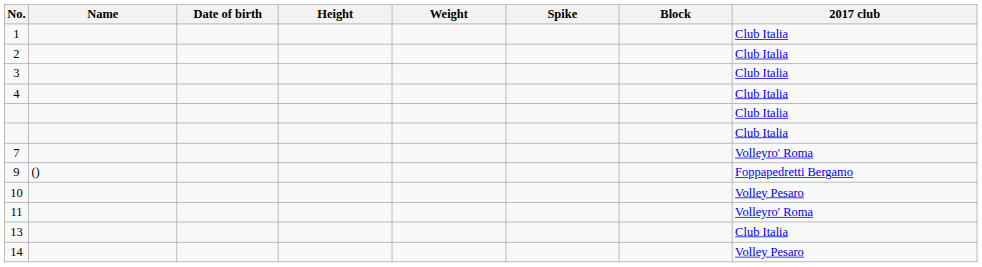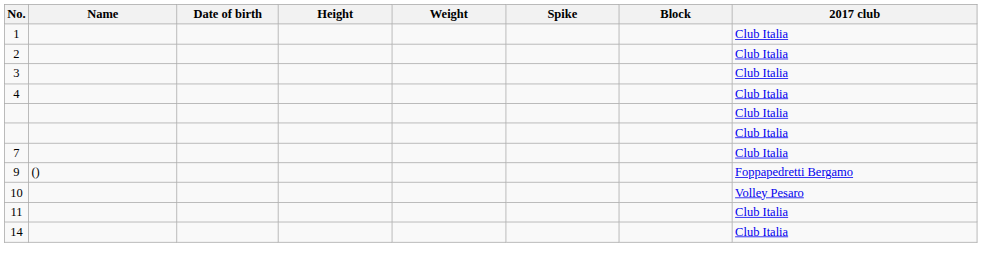(774, 152) Volleyro' Roma -> (762, 152) Club Italia
(774, 212) Volleyro' Roma -> (762, 212) Club Italia
- row: (16, 232)
(769, 251) Volley Pesaro -> (762, 232) Club Italia
